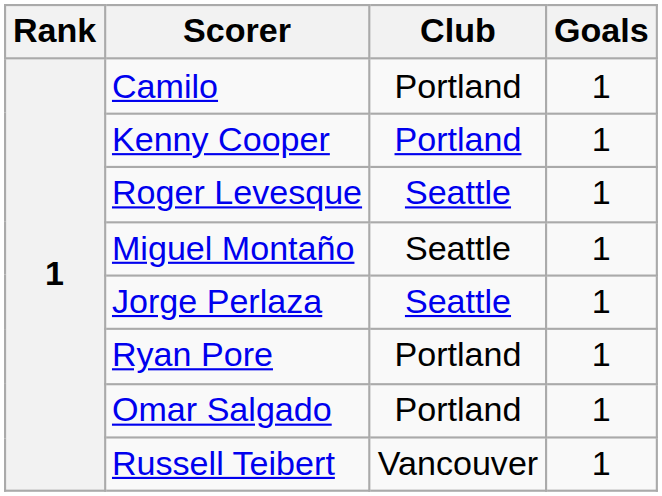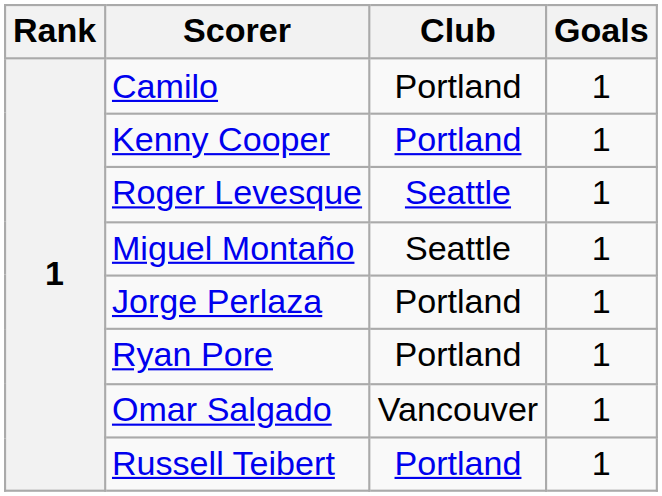(458, 301) Seattle -> (458, 301) Portland
(458, 409) Portland -> (458, 409) Vancouver
(458, 463) Vancouver -> (458, 463) Portland
